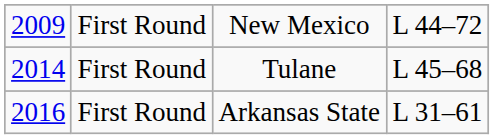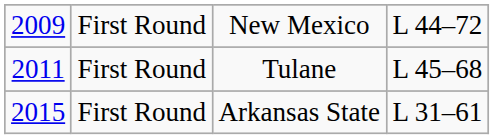(38, 68) 2014 -> (38, 68) 2011
(38, 111) 2016 -> (38, 111) 2015
